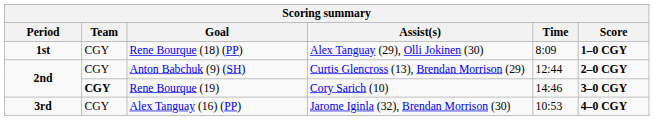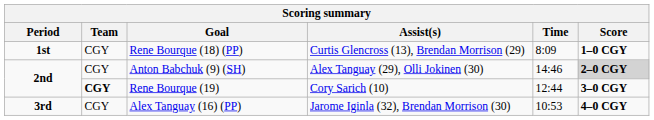(397, 50) Alex Tanguay (29), Olli Jokinen (30) -> (417, 50) Curtis Glencross (13), Brendan Morrison (29)
(417, 69) Curtis Glencross (13), Brendan Morrison (29) -> (397, 69) Alex Tanguay (29), Olli Jokinen (30)
(549, 69) 12:44 -> (549, 69) 14:46
(604, 69) no background -> (604, 69) lightgrey background
(549, 87) 14:46 -> (549, 87) 12:44
